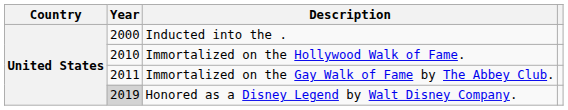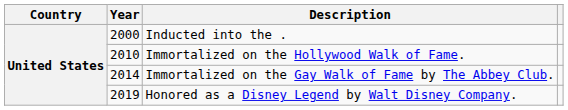(125, 75) 2011 -> (125, 75) 2014
(125, 95) lightgrey background -> (125, 95) no background
